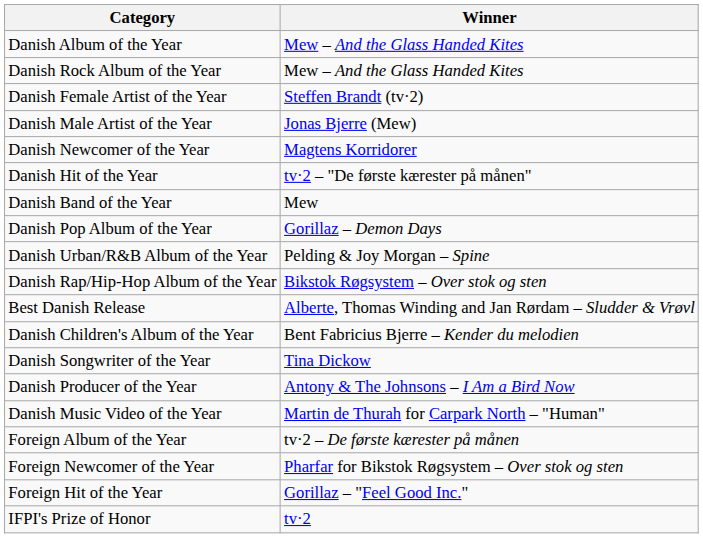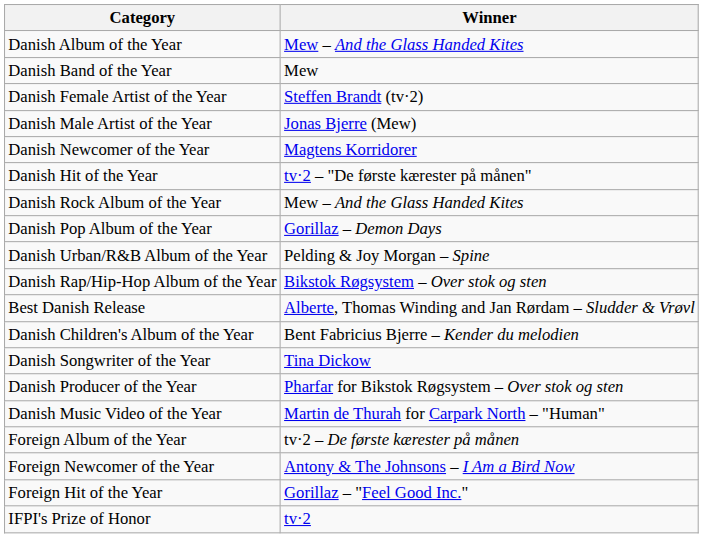rows swapped: (90, 202) <-> (115, 70)
(429, 387) Antony & The Johnsons – I Am a Bird Now -> (454, 387) Pharfar for Bikstok Røgsystem – Over stok og sten
(454, 466) Pharfar for Bikstok Røgsystem – Over stok og sten -> (429, 466) Antony & The Johnsons – I Am a Bird Now
